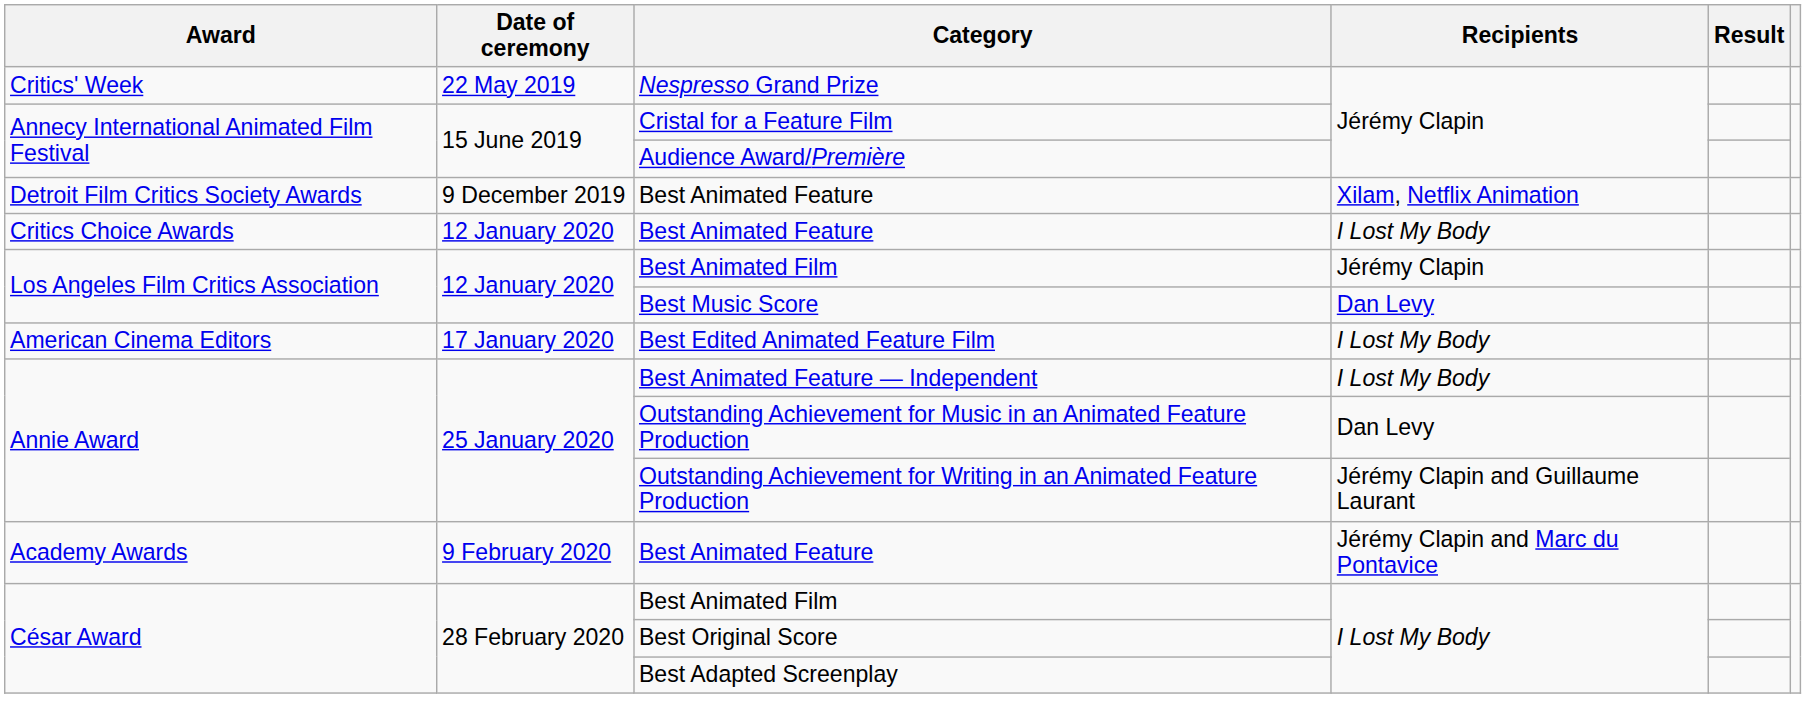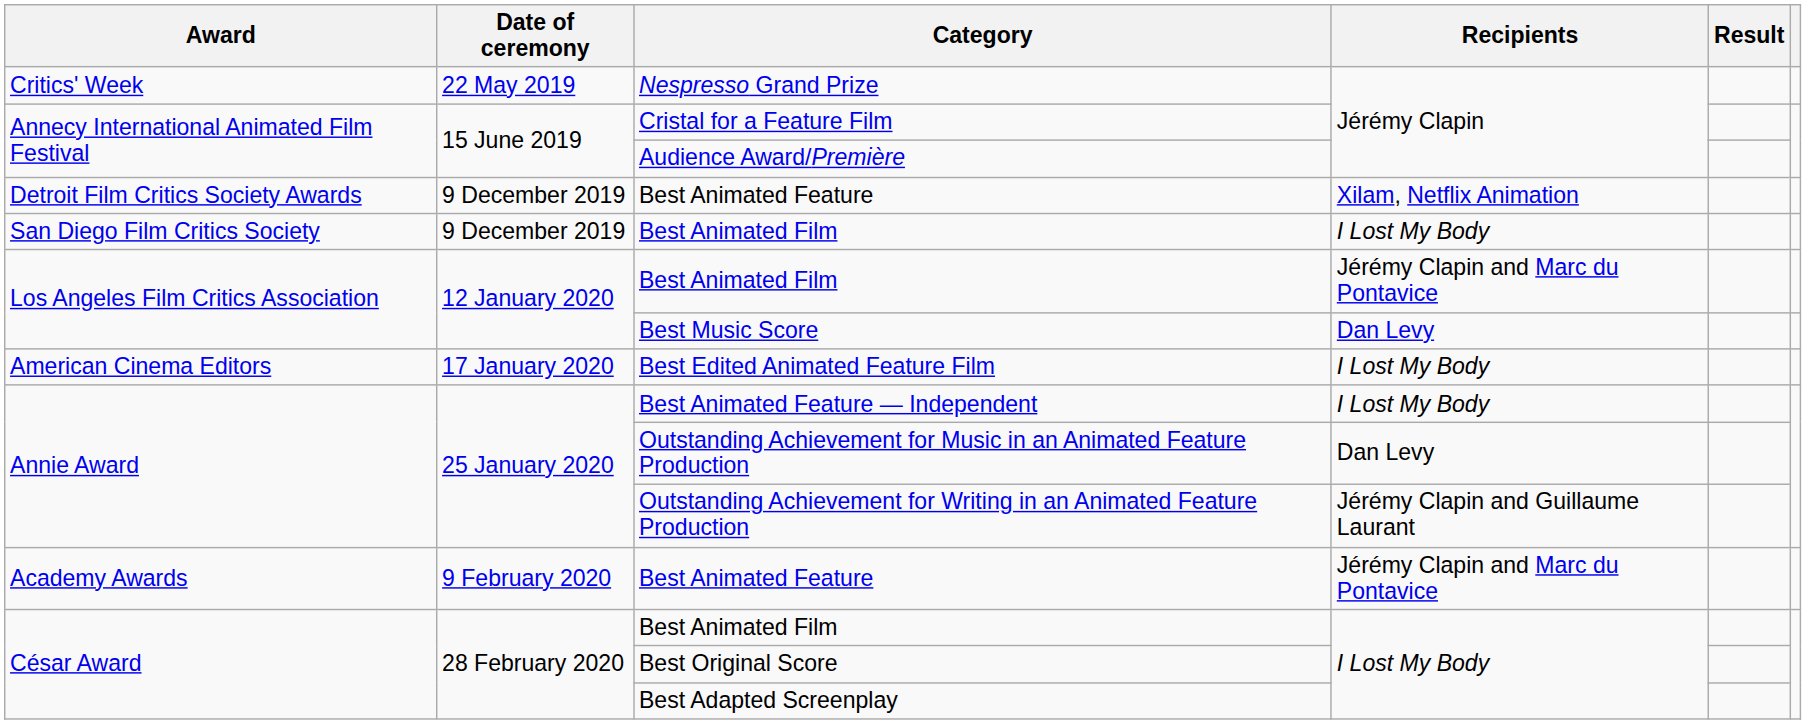+ row: (165, 231)
- row: (122, 231)
(1410, 267) Jérémy Clapin -> (1478, 280) Jérémy Clapin and Marc du Pontavice
